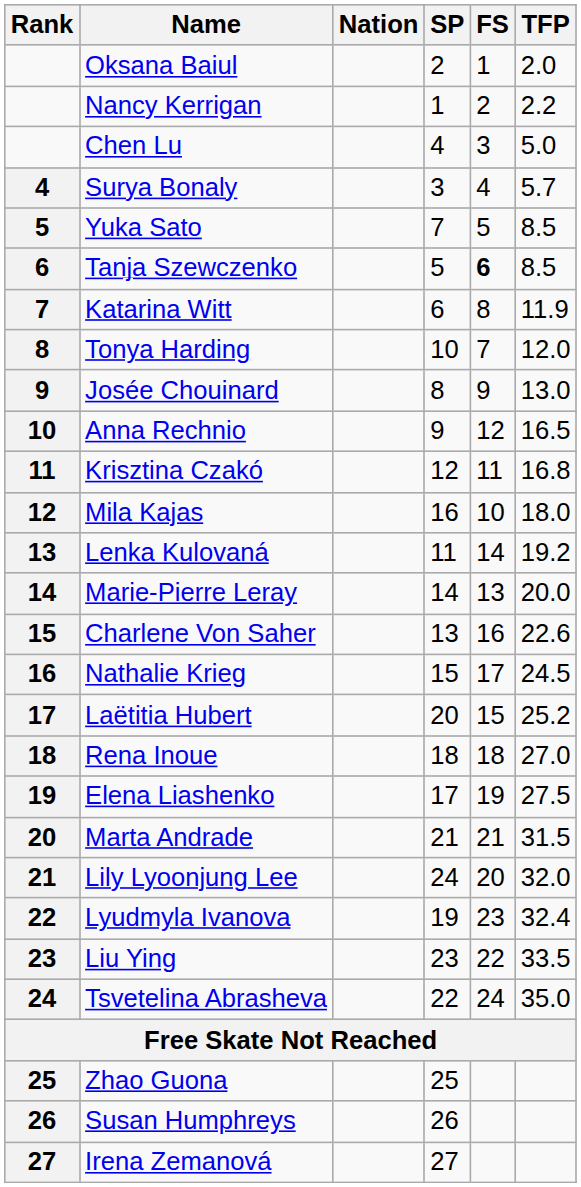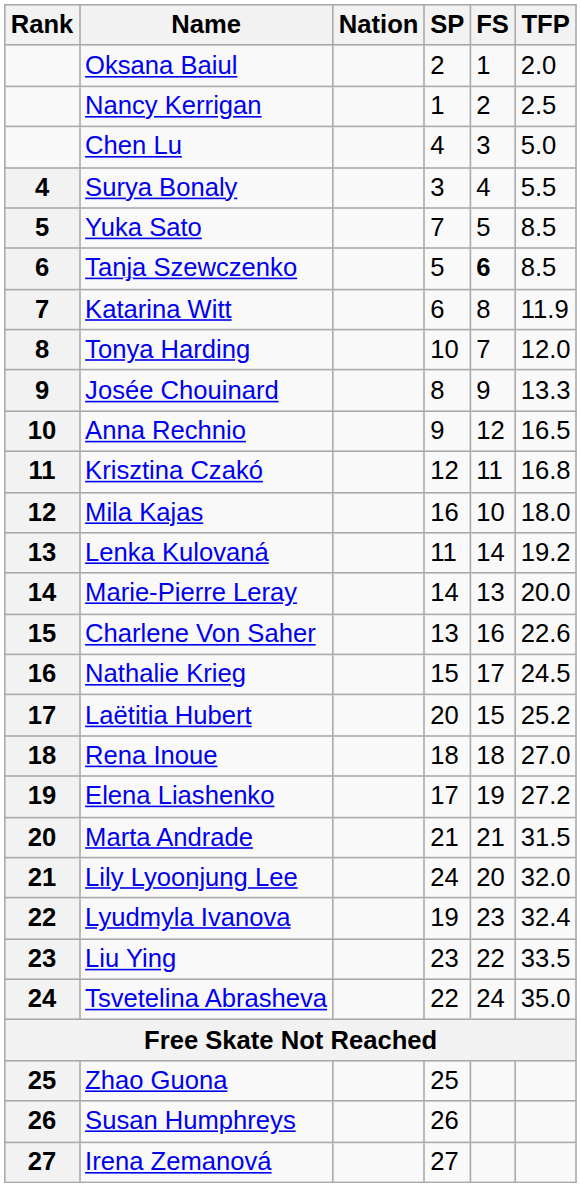(539, 106) 2.2 -> (539, 106) 2.5
(539, 187) 5.7 -> (539, 187) 5.5
(546, 390) 13.0 -> (546, 390) 13.3
(546, 796) 27.5 -> (546, 796) 27.2
